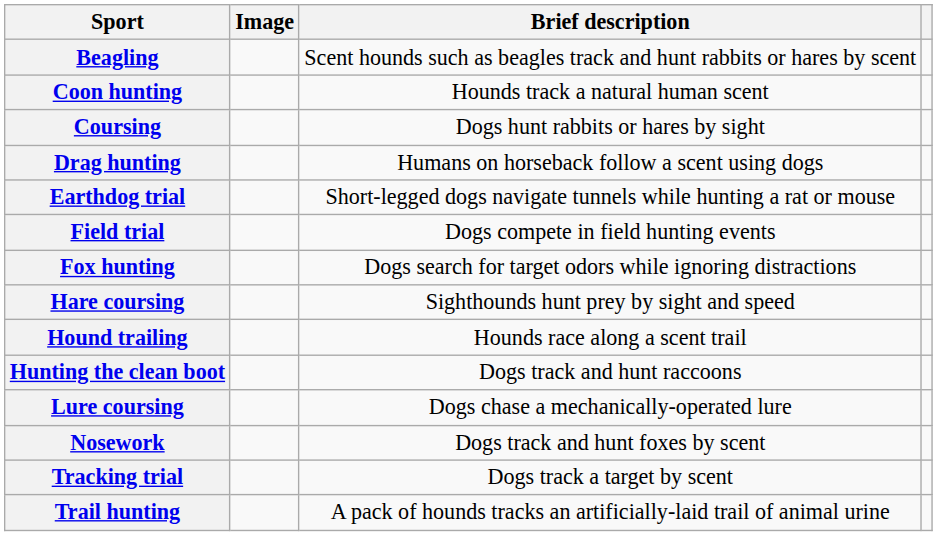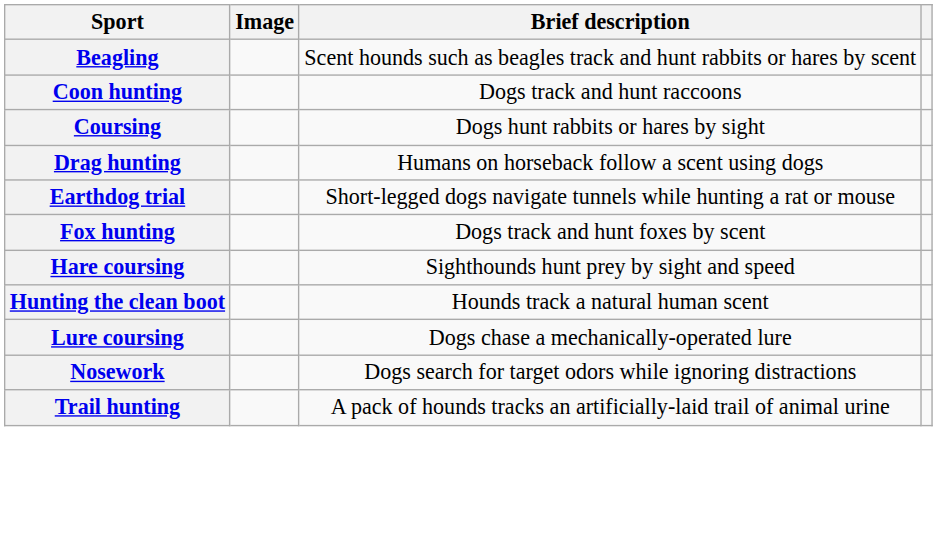(610, 92) Hounds track a natural human scent -> (610, 92) Dogs track and hunt raccoons
- row: (117, 232)
(610, 267) Dogs search for target odors while ignoring distractions -> (610, 232) Dogs track and hunt foxes by scent
- row: (117, 337)
(610, 372) Dogs track and hunt raccoons -> (610, 302) Hounds track a natural human scent
(610, 442) Dogs track and hunt foxes by scent -> (610, 372) Dogs search for target odors while ignoring distractions
- row: (117, 477)
